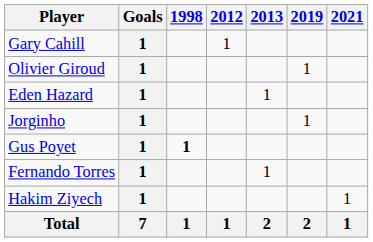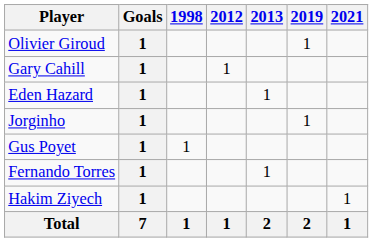rows swapped: (47, 43) <-> (57, 69)
(186, 146) bold -> (186, 146) normal
